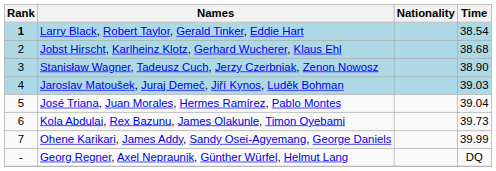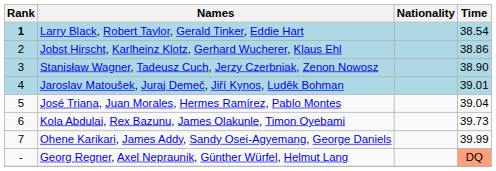(474, 49) 38.68 -> (474, 49) 38.86
(474, 85) 39.03 -> (474, 85) 39.01
(474, 157) no background -> (474, 157) lightsalmon background
